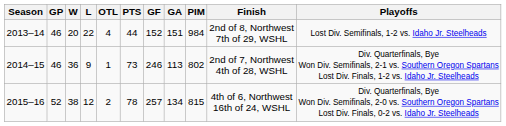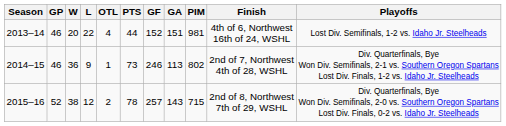(196, 33) 984 -> (196, 33) 981
(252, 33) 2nd of 8, Northwest 7th of 29, WSHL -> (252, 33) 4th of 6, Northwest 16th of 24, WSHL
(175, 102) 134 -> (175, 102) 143
(196, 102) 815 -> (196, 102) 715
(252, 102) 4th of 6, Northwest 16th of 24, WSHL -> (252, 102) 2nd of 8, Northwest 7th of 29, WSHL
